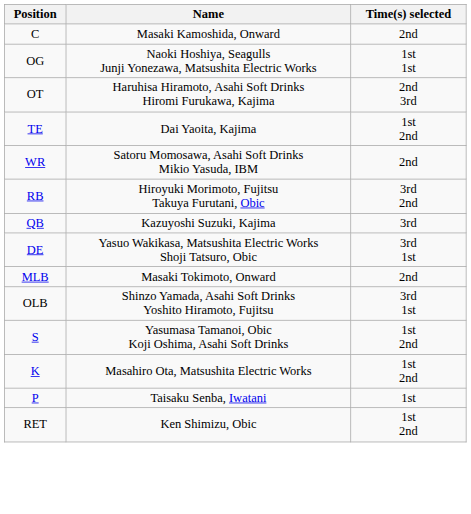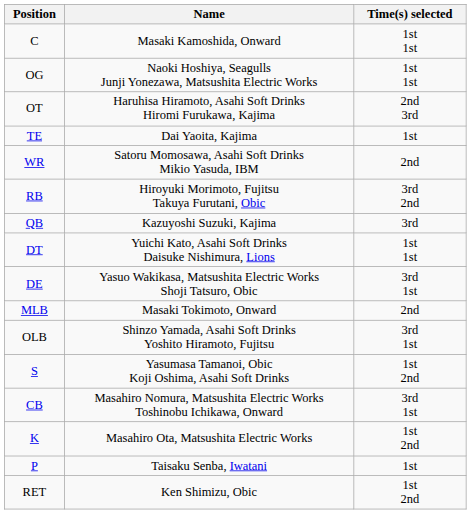(408, 34) 2nd -> (410, 41) 1st 1st
(408, 128) 1st 2nd -> (410, 135) 1st
+ row: (34, 249)
+ row: (34, 405)
